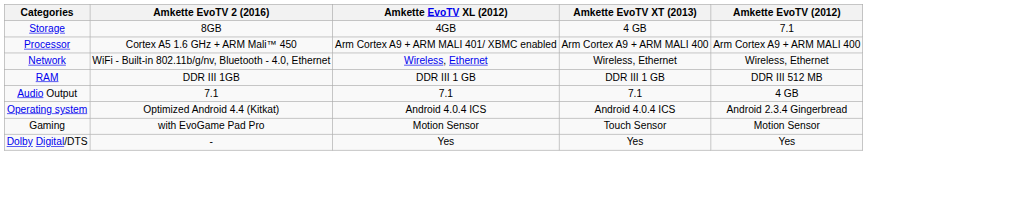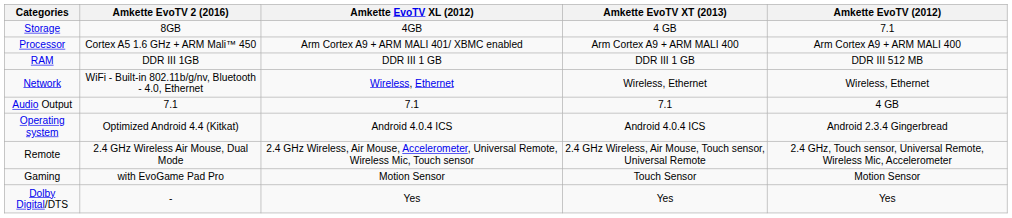rows swapped: (47, 77) <-> (47, 61)
+ row: (42, 155)
